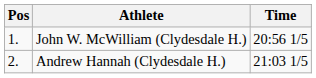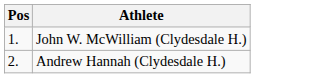- column: (281, 15)
